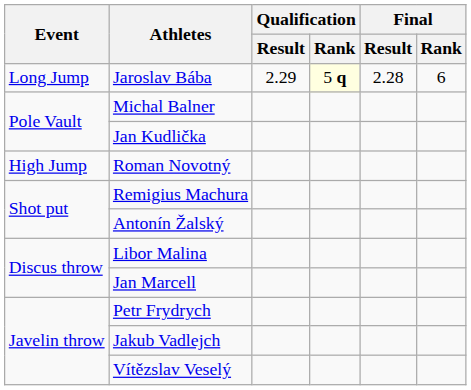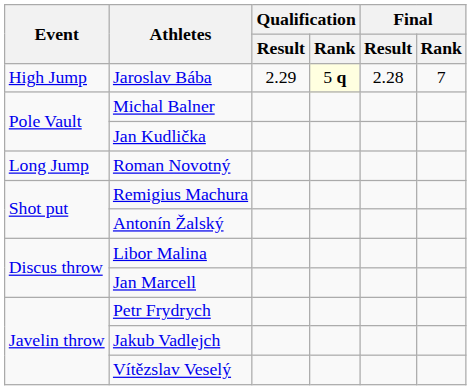(49, 77) Long Jump -> (48, 77) High Jump
(441, 77) 6 -> (441, 77) 7
(48, 165) High Jump -> (49, 165) Long Jump
